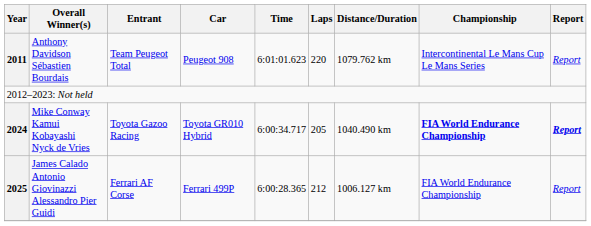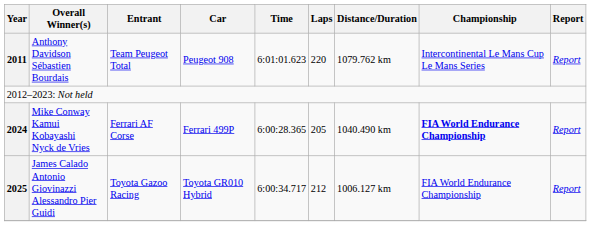(139, 129) Toyota Gazoo Racing -> (131, 129) Ferrari AF Corse
(213, 129) Toyota GR010 Hybrid -> (209, 129) Ferrari 499P
(282, 129) 6:00:34.717 -> (282, 129) 6:00:28.365
(567, 129) bold -> (567, 129) normal
(131, 188) Ferrari AF Corse -> (139, 188) Toyota Gazoo Racing
(209, 188) Ferrari 499P -> (213, 188) Toyota GR010 Hybrid
(282, 188) 6:00:28.365 -> (282, 188) 6:00:34.717
